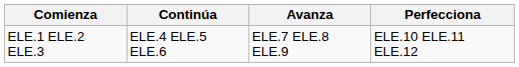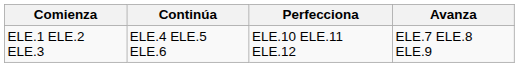columns swapped: (310, 15) <-> (443, 15)
